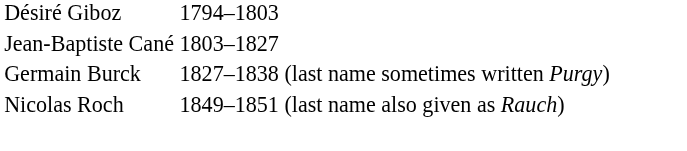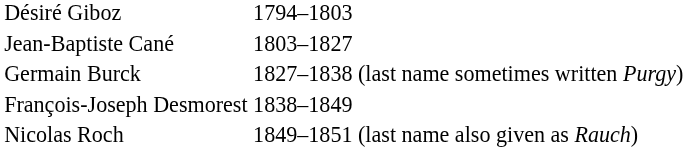+ row: (126, 104)
